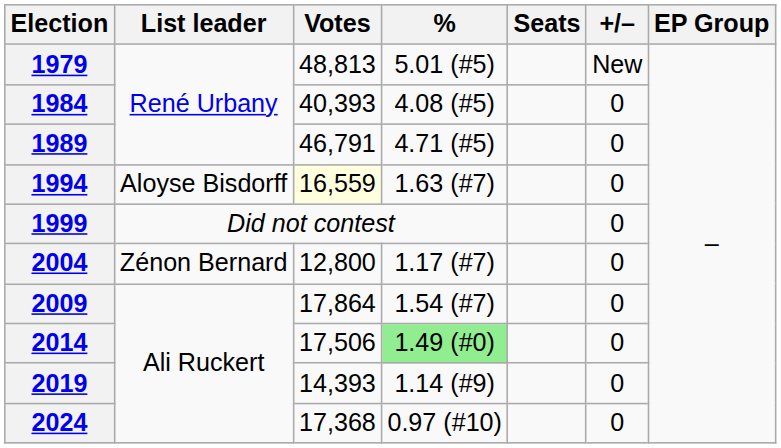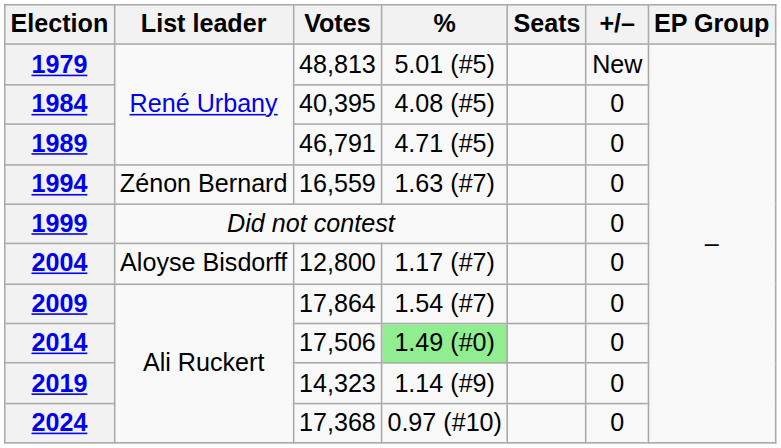(337, 104) 40,393 -> (337, 104) 40,395
(204, 183) Aloyse Bisdorff -> (204, 183) Zénon Bernard
(337, 183) lightyellow background -> (337, 183) no background
(204, 263) Zénon Bernard -> (204, 263) Aloyse Bisdorff
(337, 382) 14,393 -> (337, 382) 14,323
